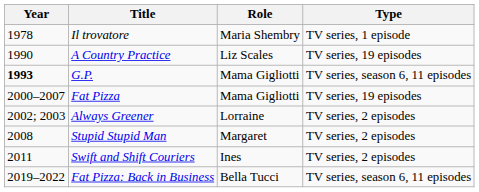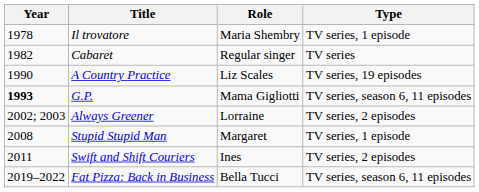+ row: (92, 55)
- row: (96, 95)
(361, 136) TV series, 2 episodes -> (358, 136) TV series, 1 episode
